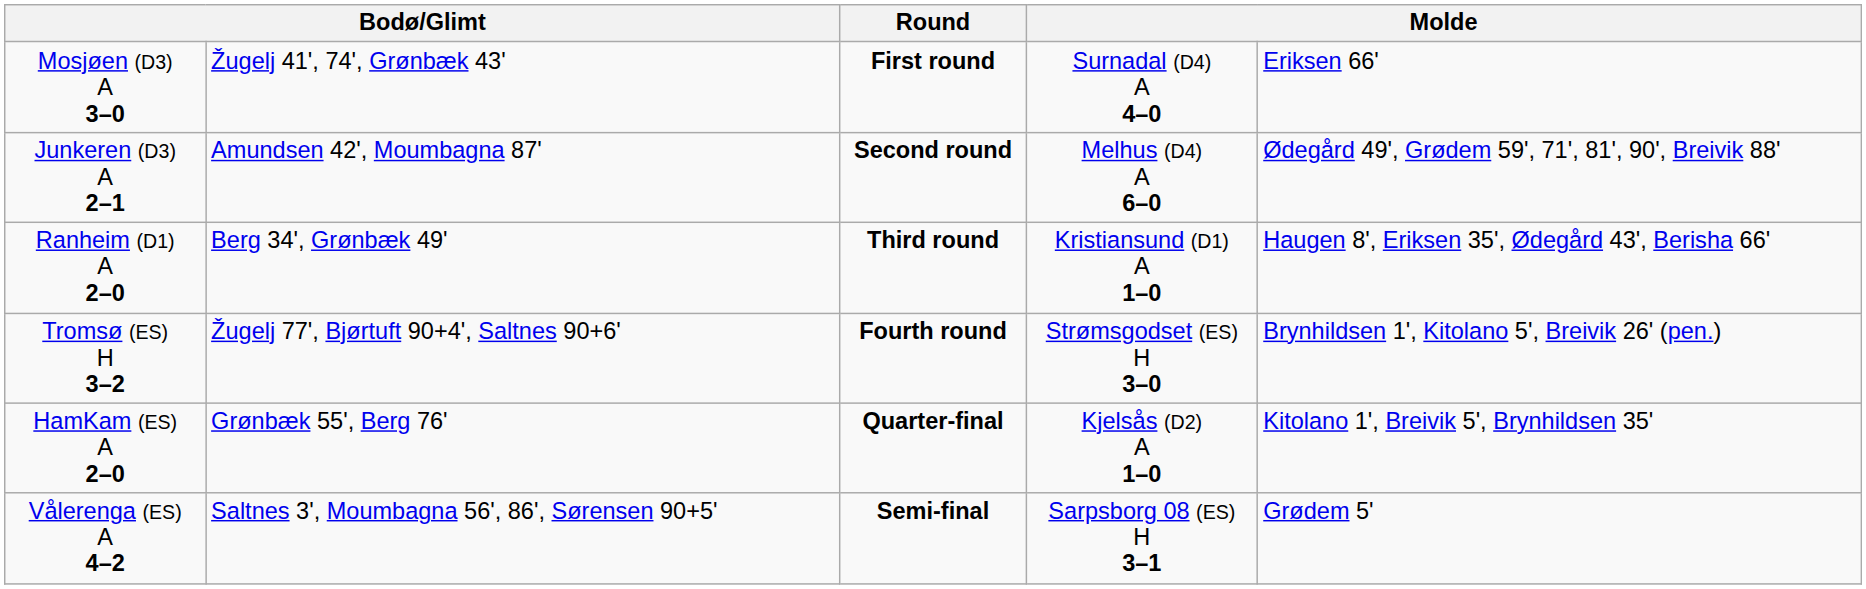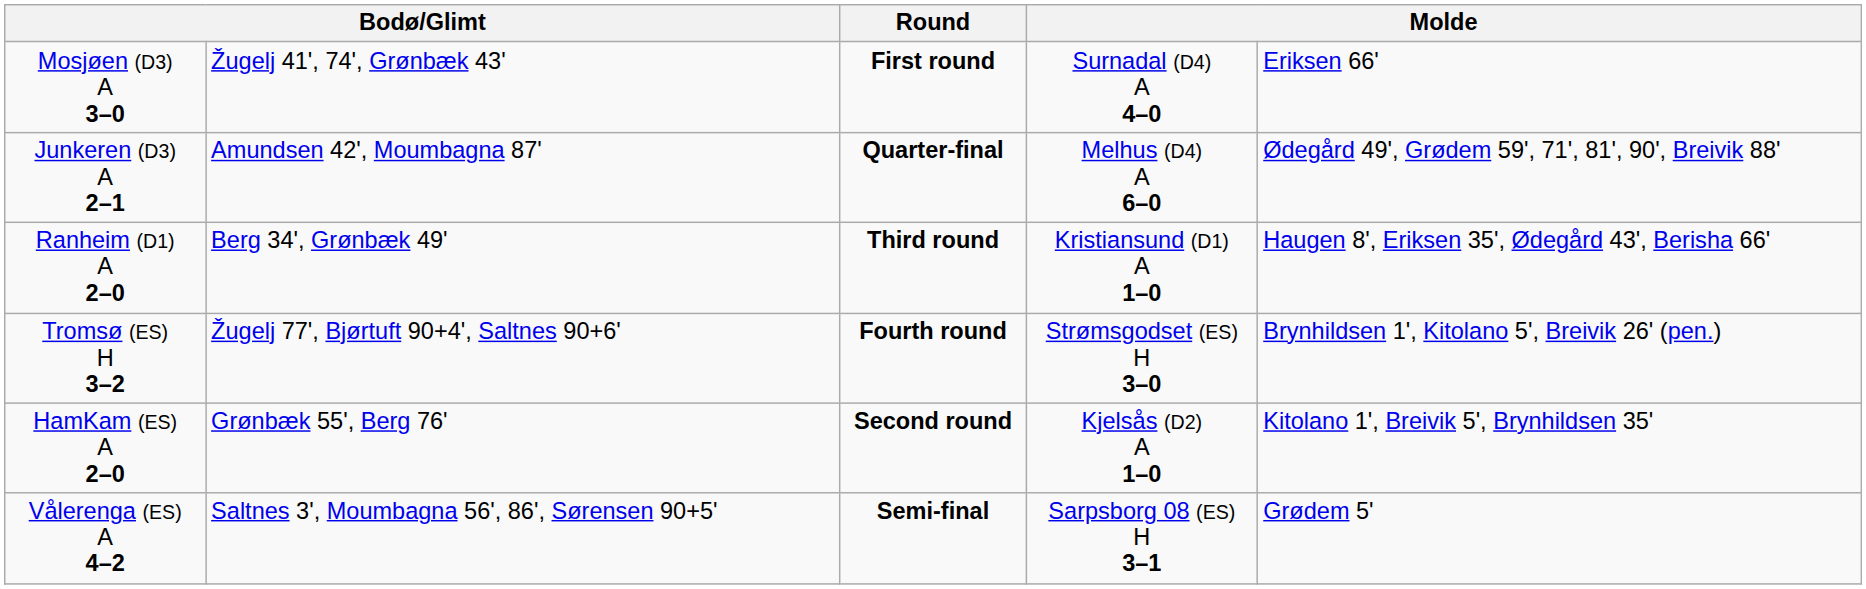(933, 150) Second round -> (933, 150) Quarter-final
(933, 421) Quarter-final -> (933, 421) Second round
